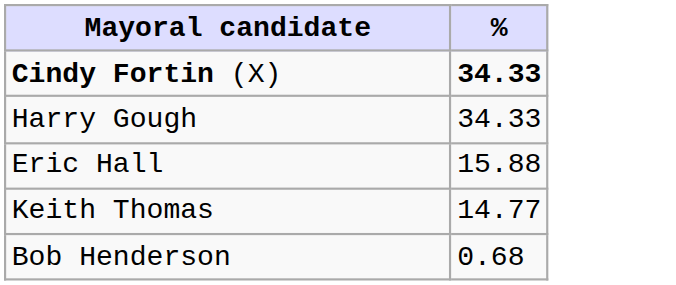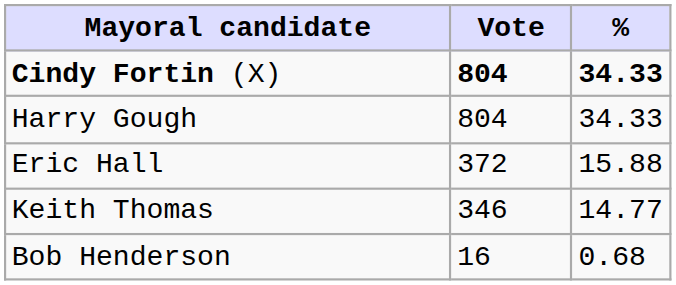+ column: (511, 28)
